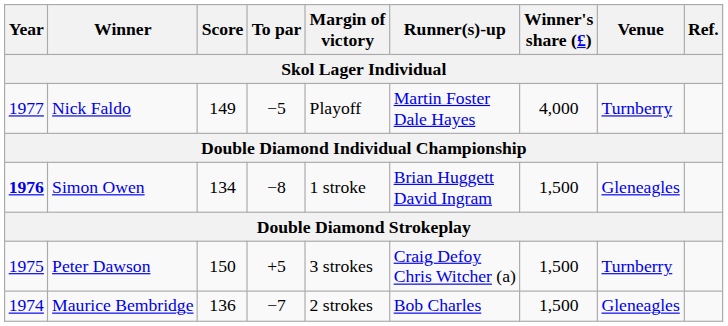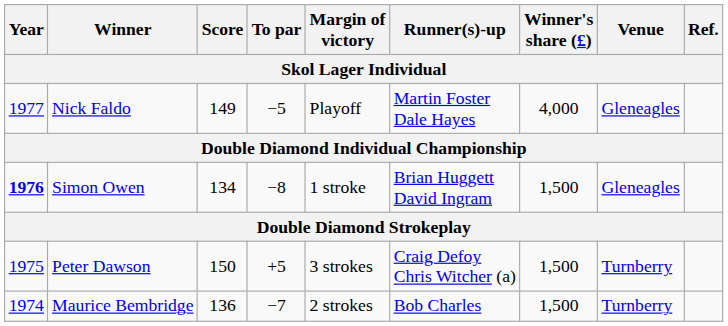(637, 108) Turnberry -> (641, 108) Gleneagles
(641, 306) Gleneagles -> (637, 306) Turnberry
